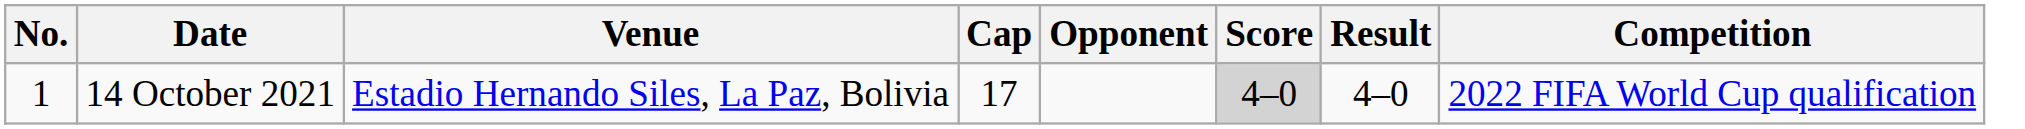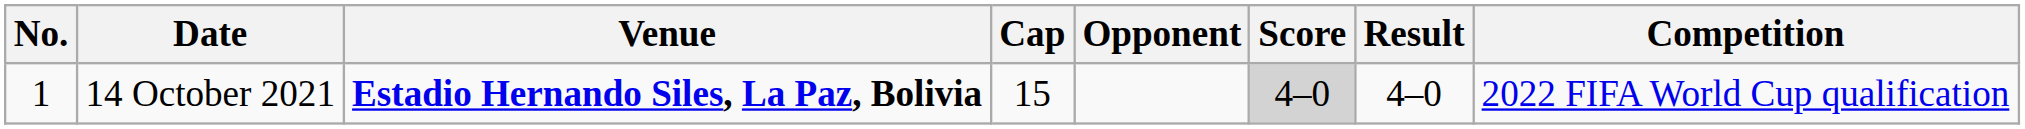(651, 92) normal -> (667, 92) bold
(999, 92) 17 -> (1032, 92) 15
